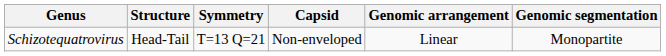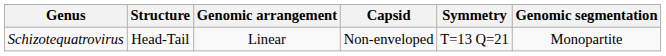columns swapped: (231, 16) <-> (439, 16)
